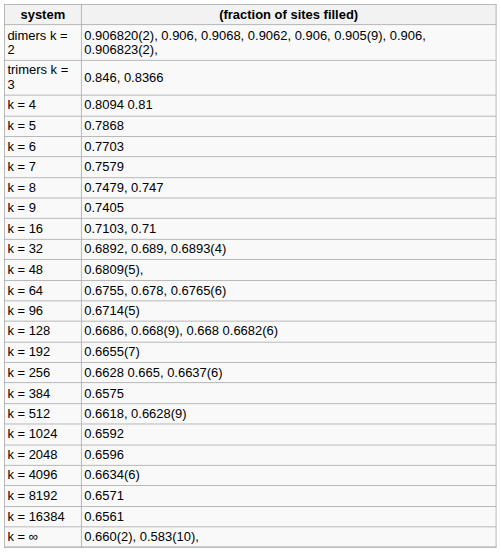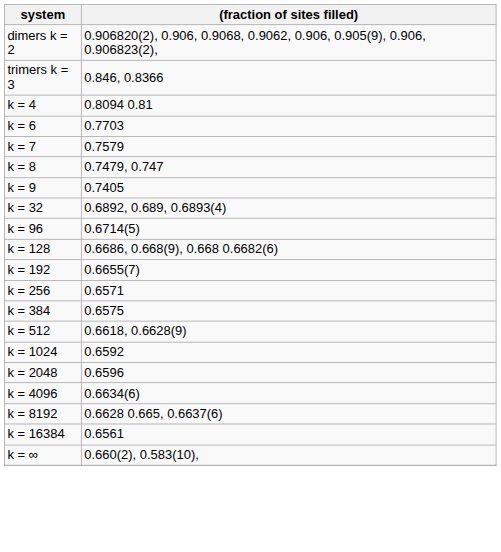- row: (22, 126)
- row: (25, 228)
- row: (25, 270)
- row: (25, 290)
(153, 372) 0.6628 0.665, 0.6637(6) -> (104, 290) 0.6571
(104, 496) 0.6571 -> (153, 413) 0.6628 0.665, 0.6637(6)
